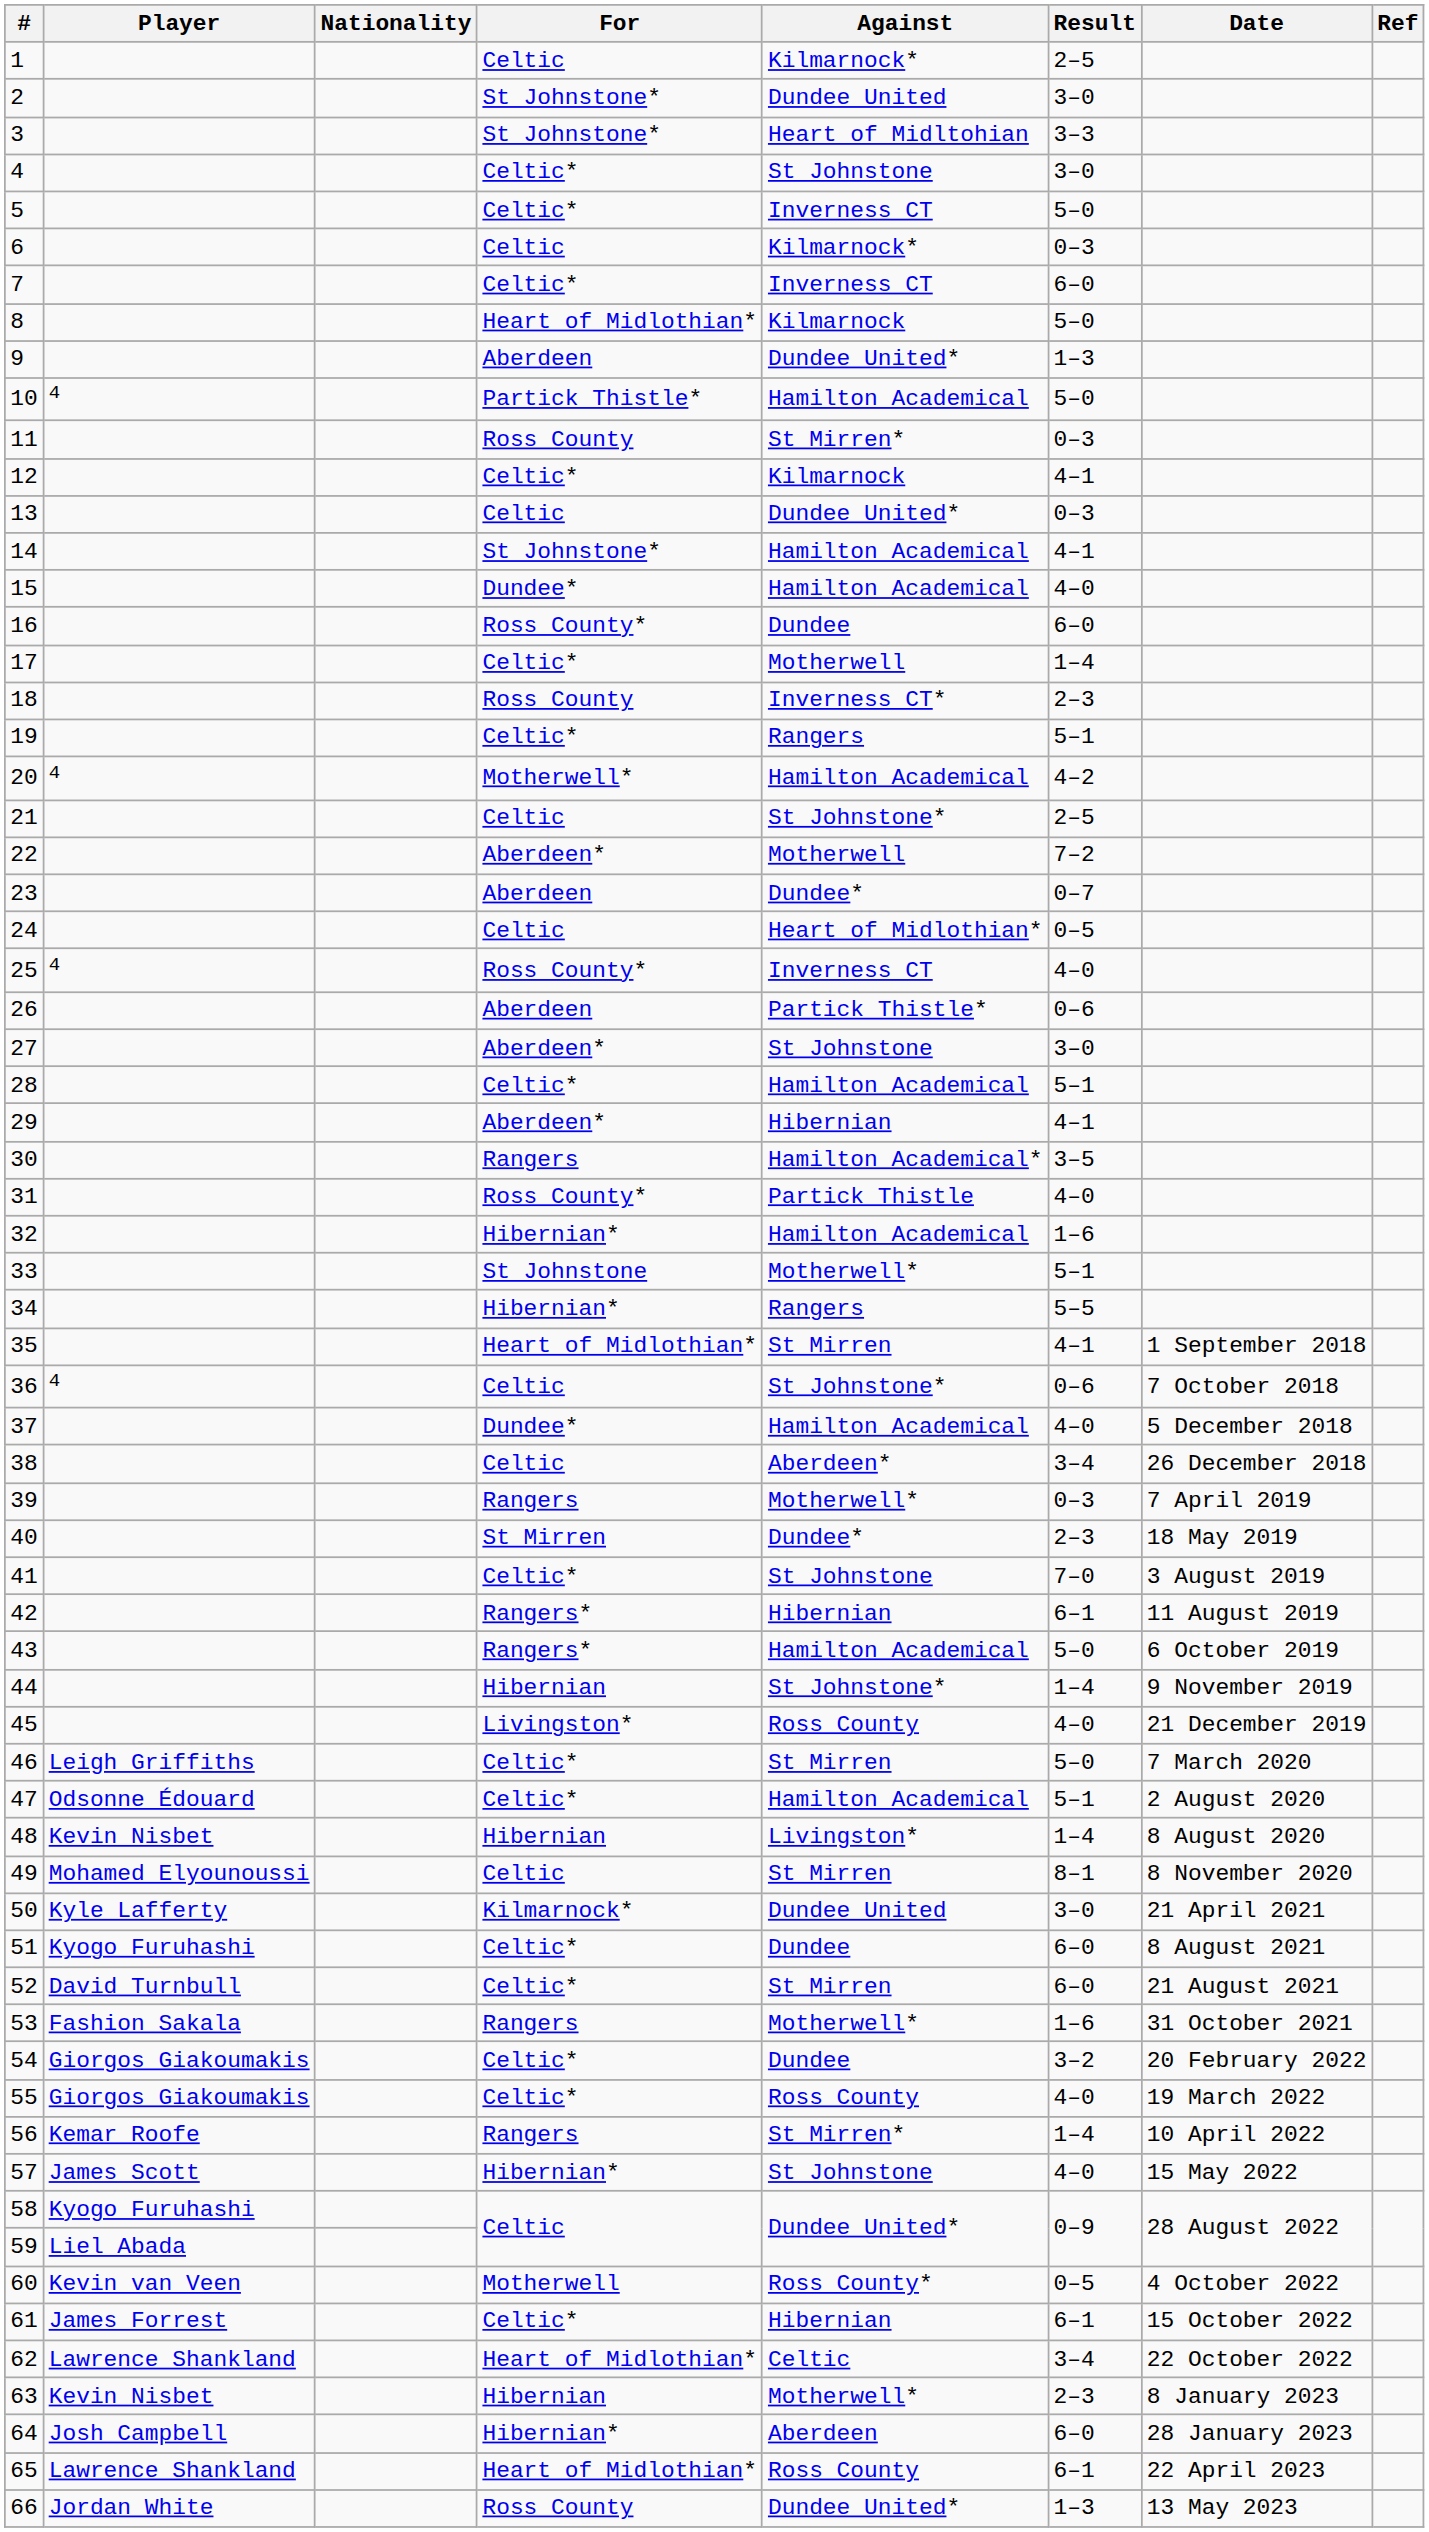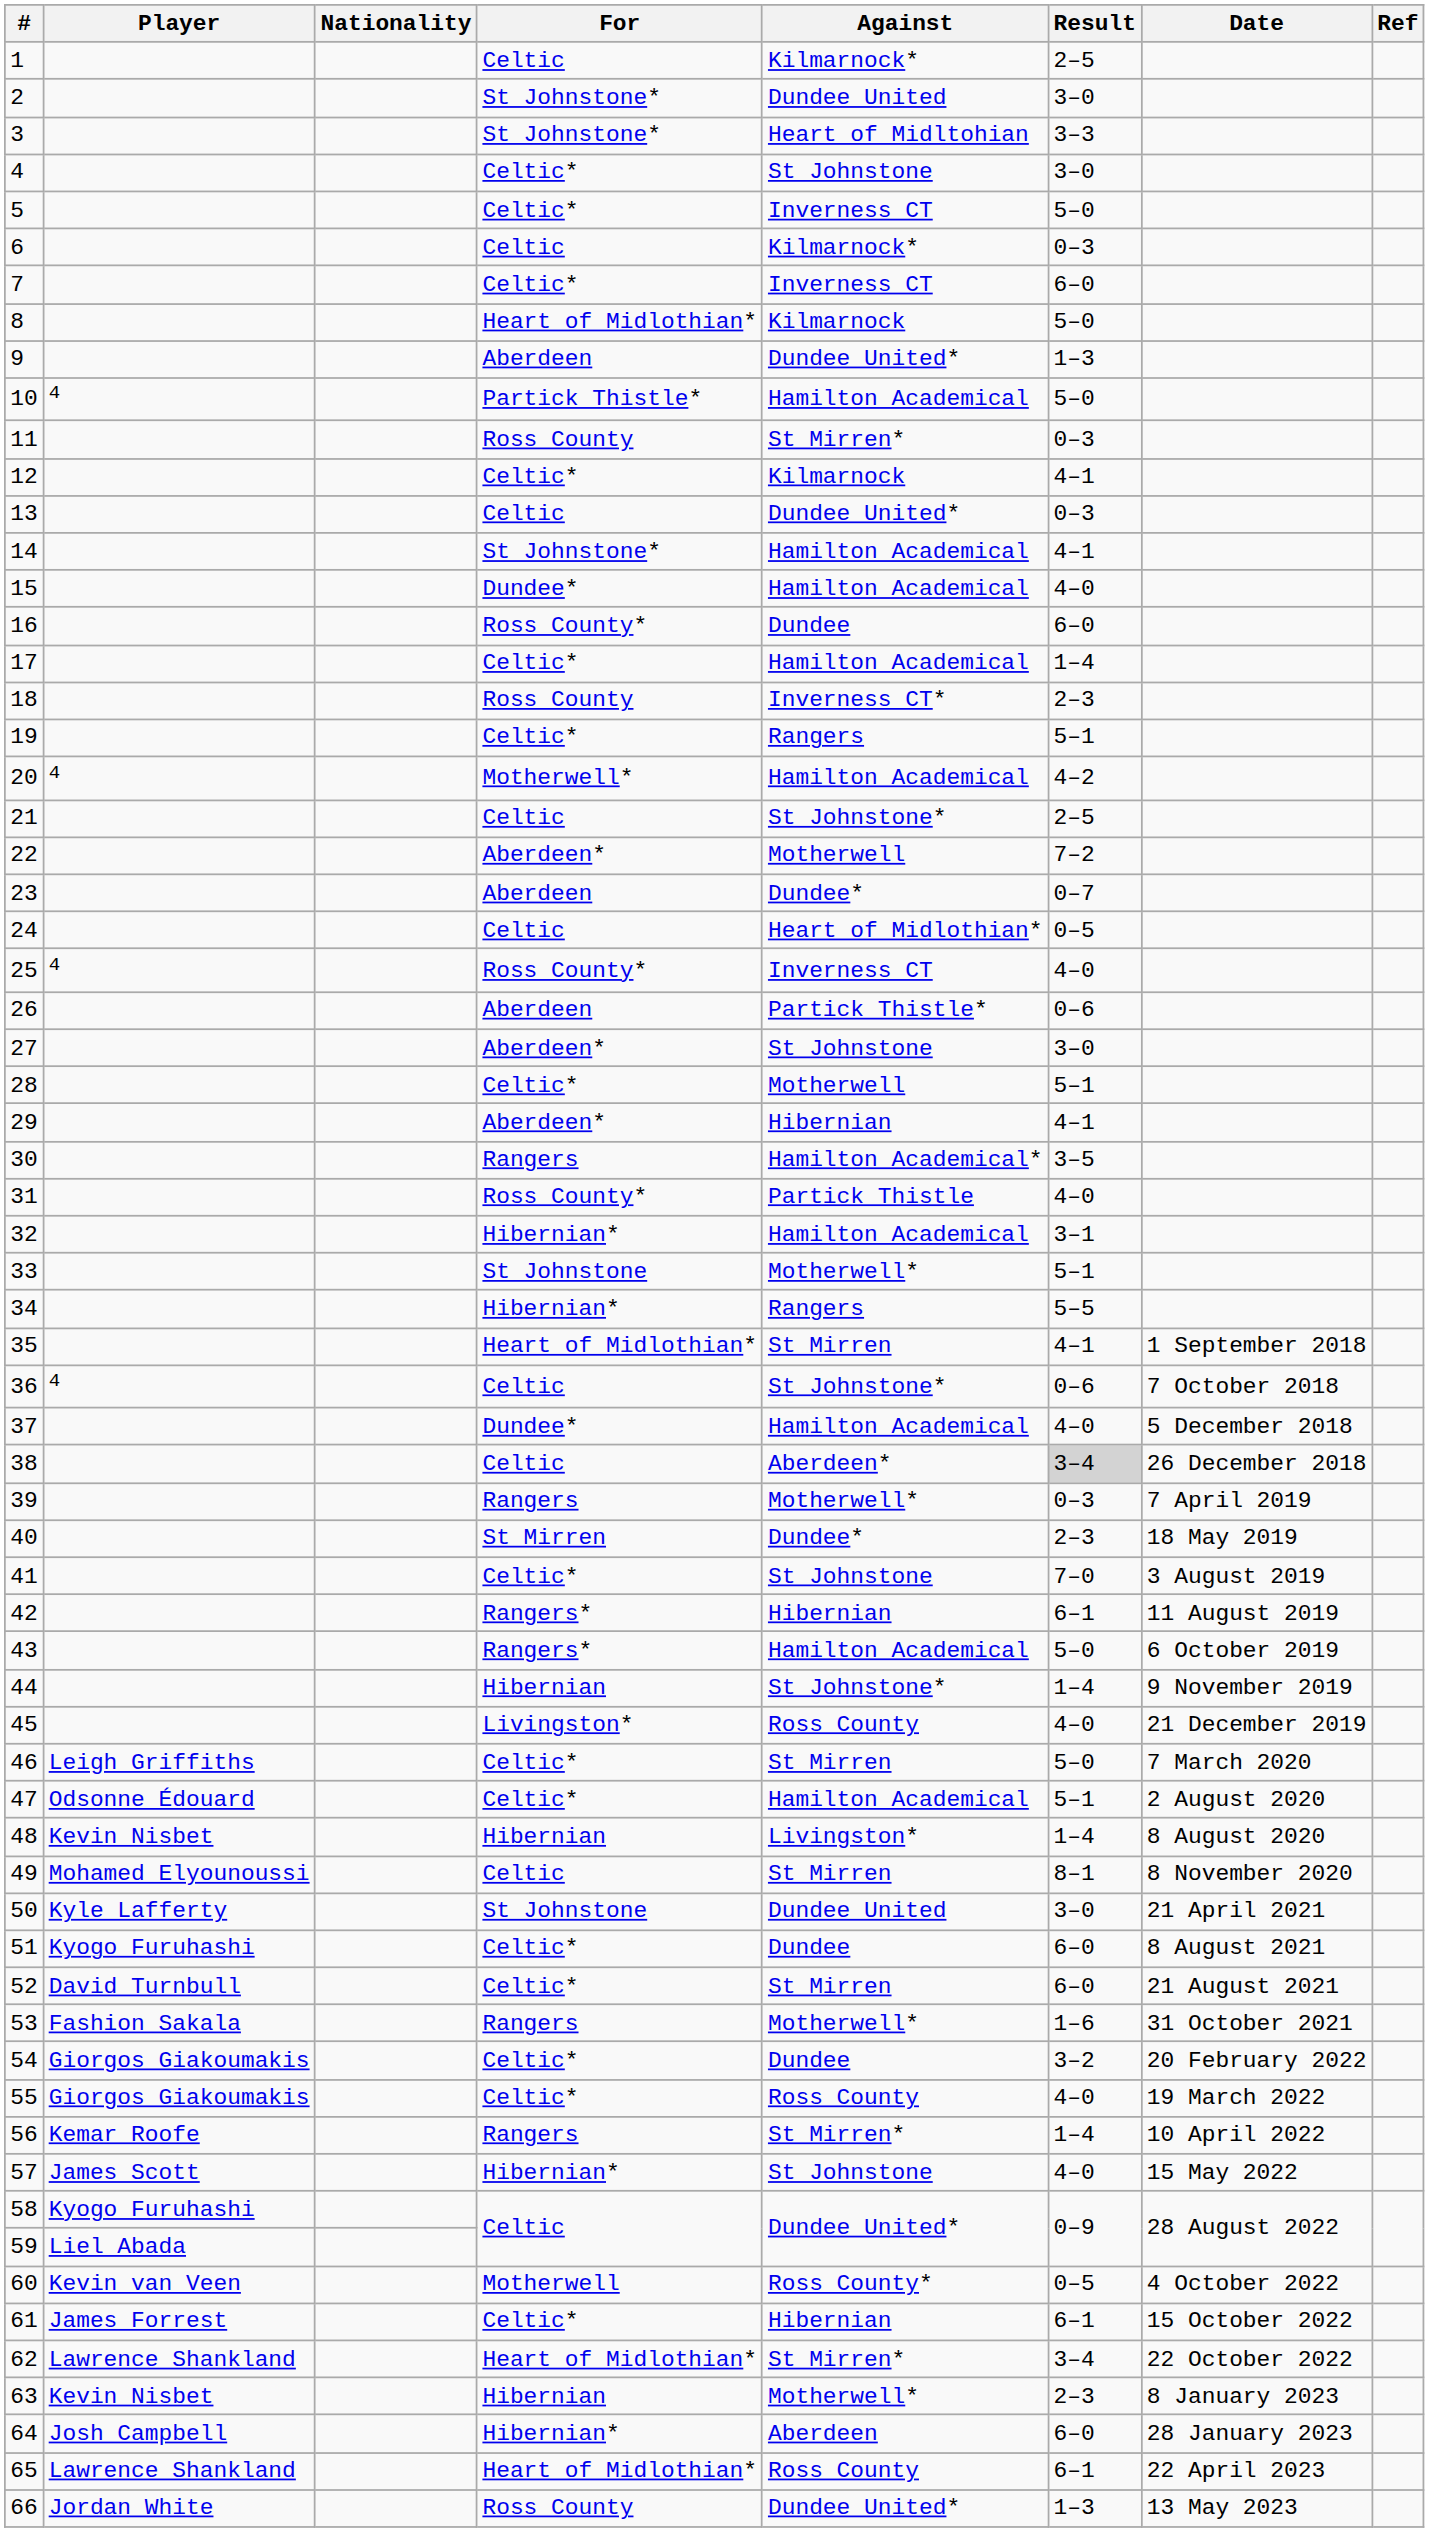(837, 663) Motherwell -> (898, 663) Hamilton Academical
(898, 1085) Hamilton Academical -> (837, 1085) Motherwell
(1074, 1234) 1–6 -> (1074, 1234) 3–1
(1074, 1464) no background -> (1074, 1464) lightgrey background
(558, 1911) Kilmarnock* -> (565, 1911) St Johnstone
(809, 2359) Celtic -> (837, 2359) St Mirren*
